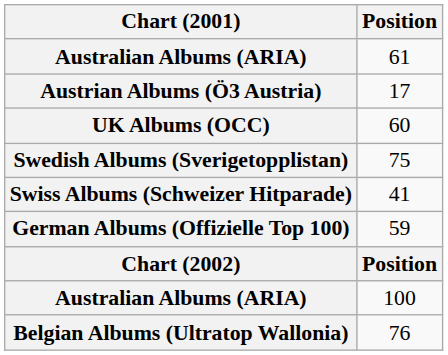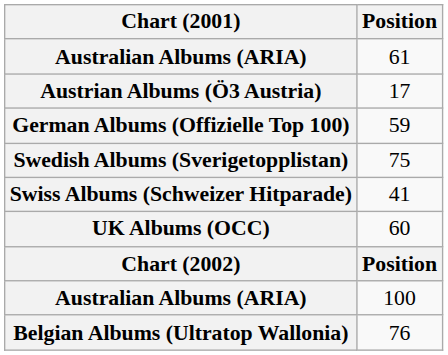rows swapped: (400, 228) <-> (400, 125)
